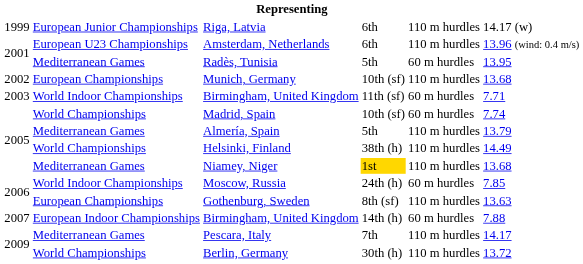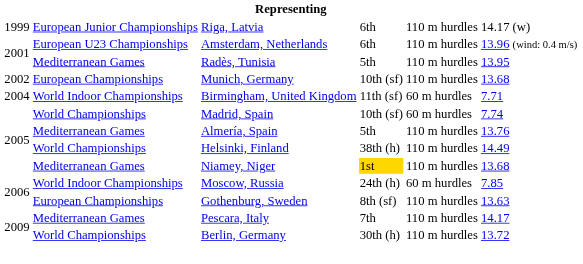(441, 61) 60 m hurdles -> (442, 61) 110 m hurdles
(17, 96) 2003 -> (17, 96) 2004
(497, 131) 13.79 -> (495, 131) 13.76
- row: (281, 218)
